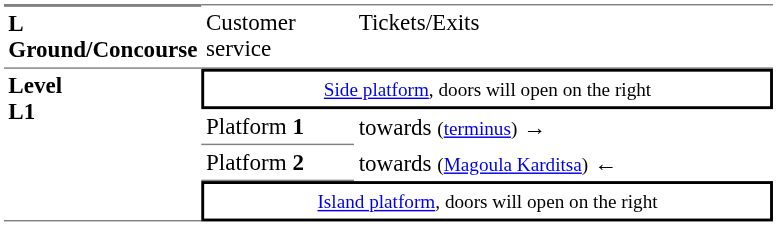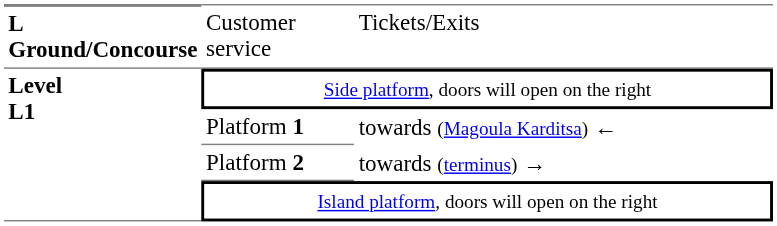(452, 126) towards (terminus) → -> (488, 126) towards (Magoula Karditsa) ←
(488, 162) towards (Magoula Karditsa) ← -> (452, 162) towards (terminus) →
